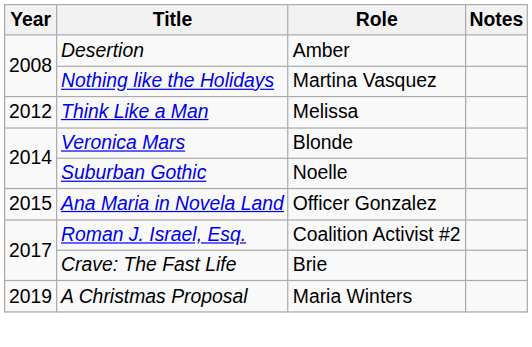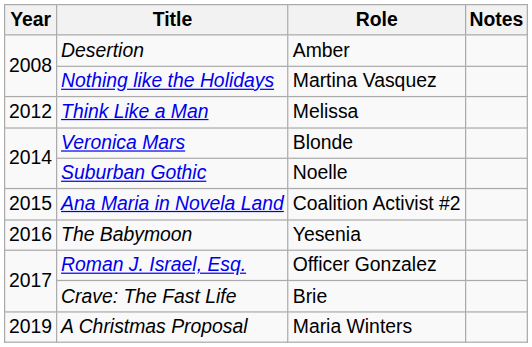(365, 204) Officer Gonzalez -> (377, 204) Coalition Activist #2
+ row: (127, 234)
(377, 234) Coalition Activist #2 -> (365, 265) Officer Gonzalez
